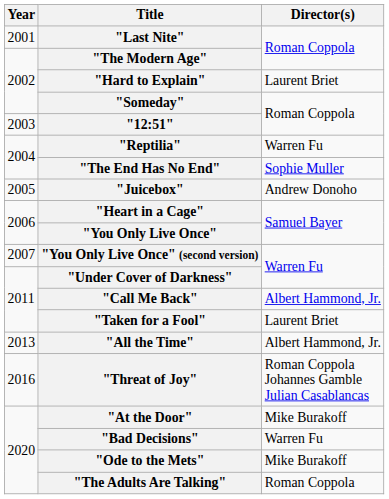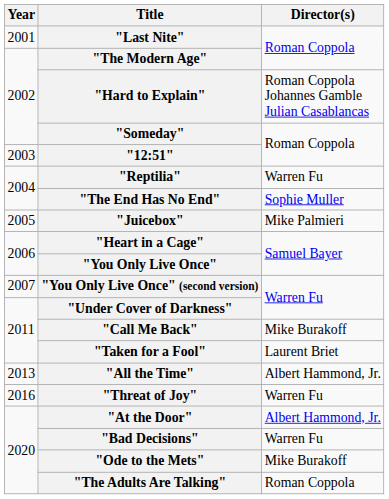(302, 80) Laurent Briet -> (317, 96) Roman Coppola Johannes Gamble Julian Casablancas
(311, 189) Andrew Donoho -> (304, 220) Mike Palmieri
(323, 299) Albert Hammond, Jr. -> (306, 330) Mike Burakoff
(317, 380) Roman Coppola Johannes Gamble Julian Casablancas -> (294, 395) Warren Fu
(306, 417) Mike Burakoff -> (323, 417) Albert Hammond, Jr.
